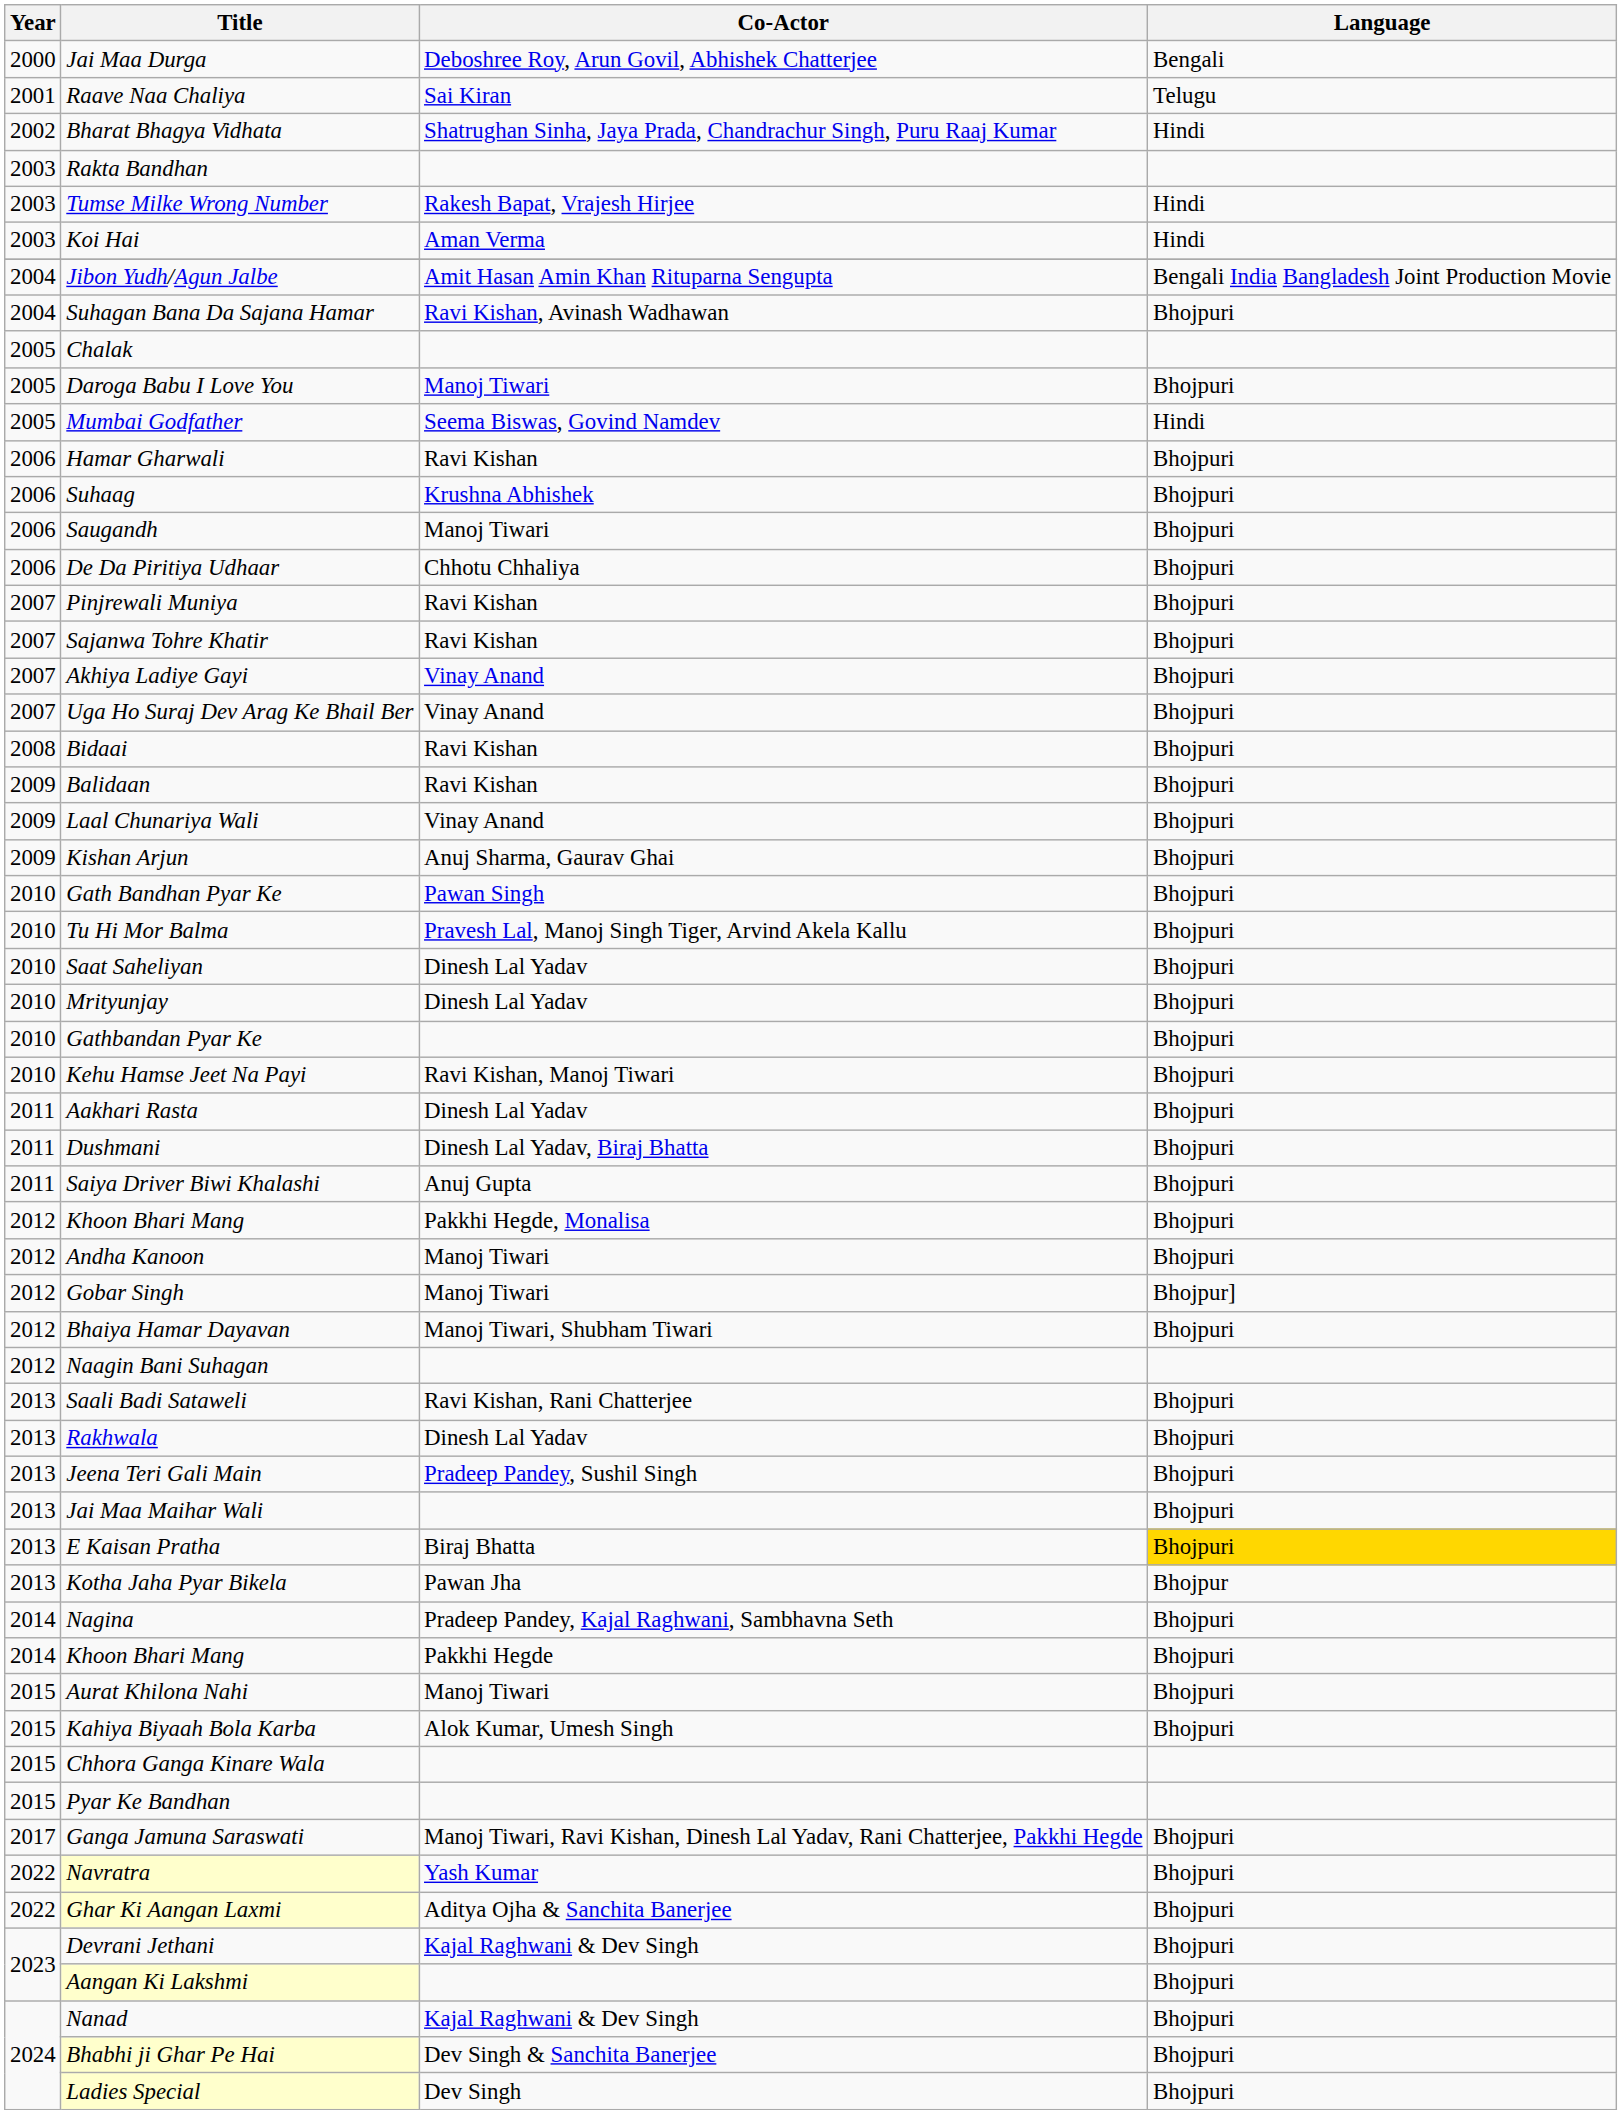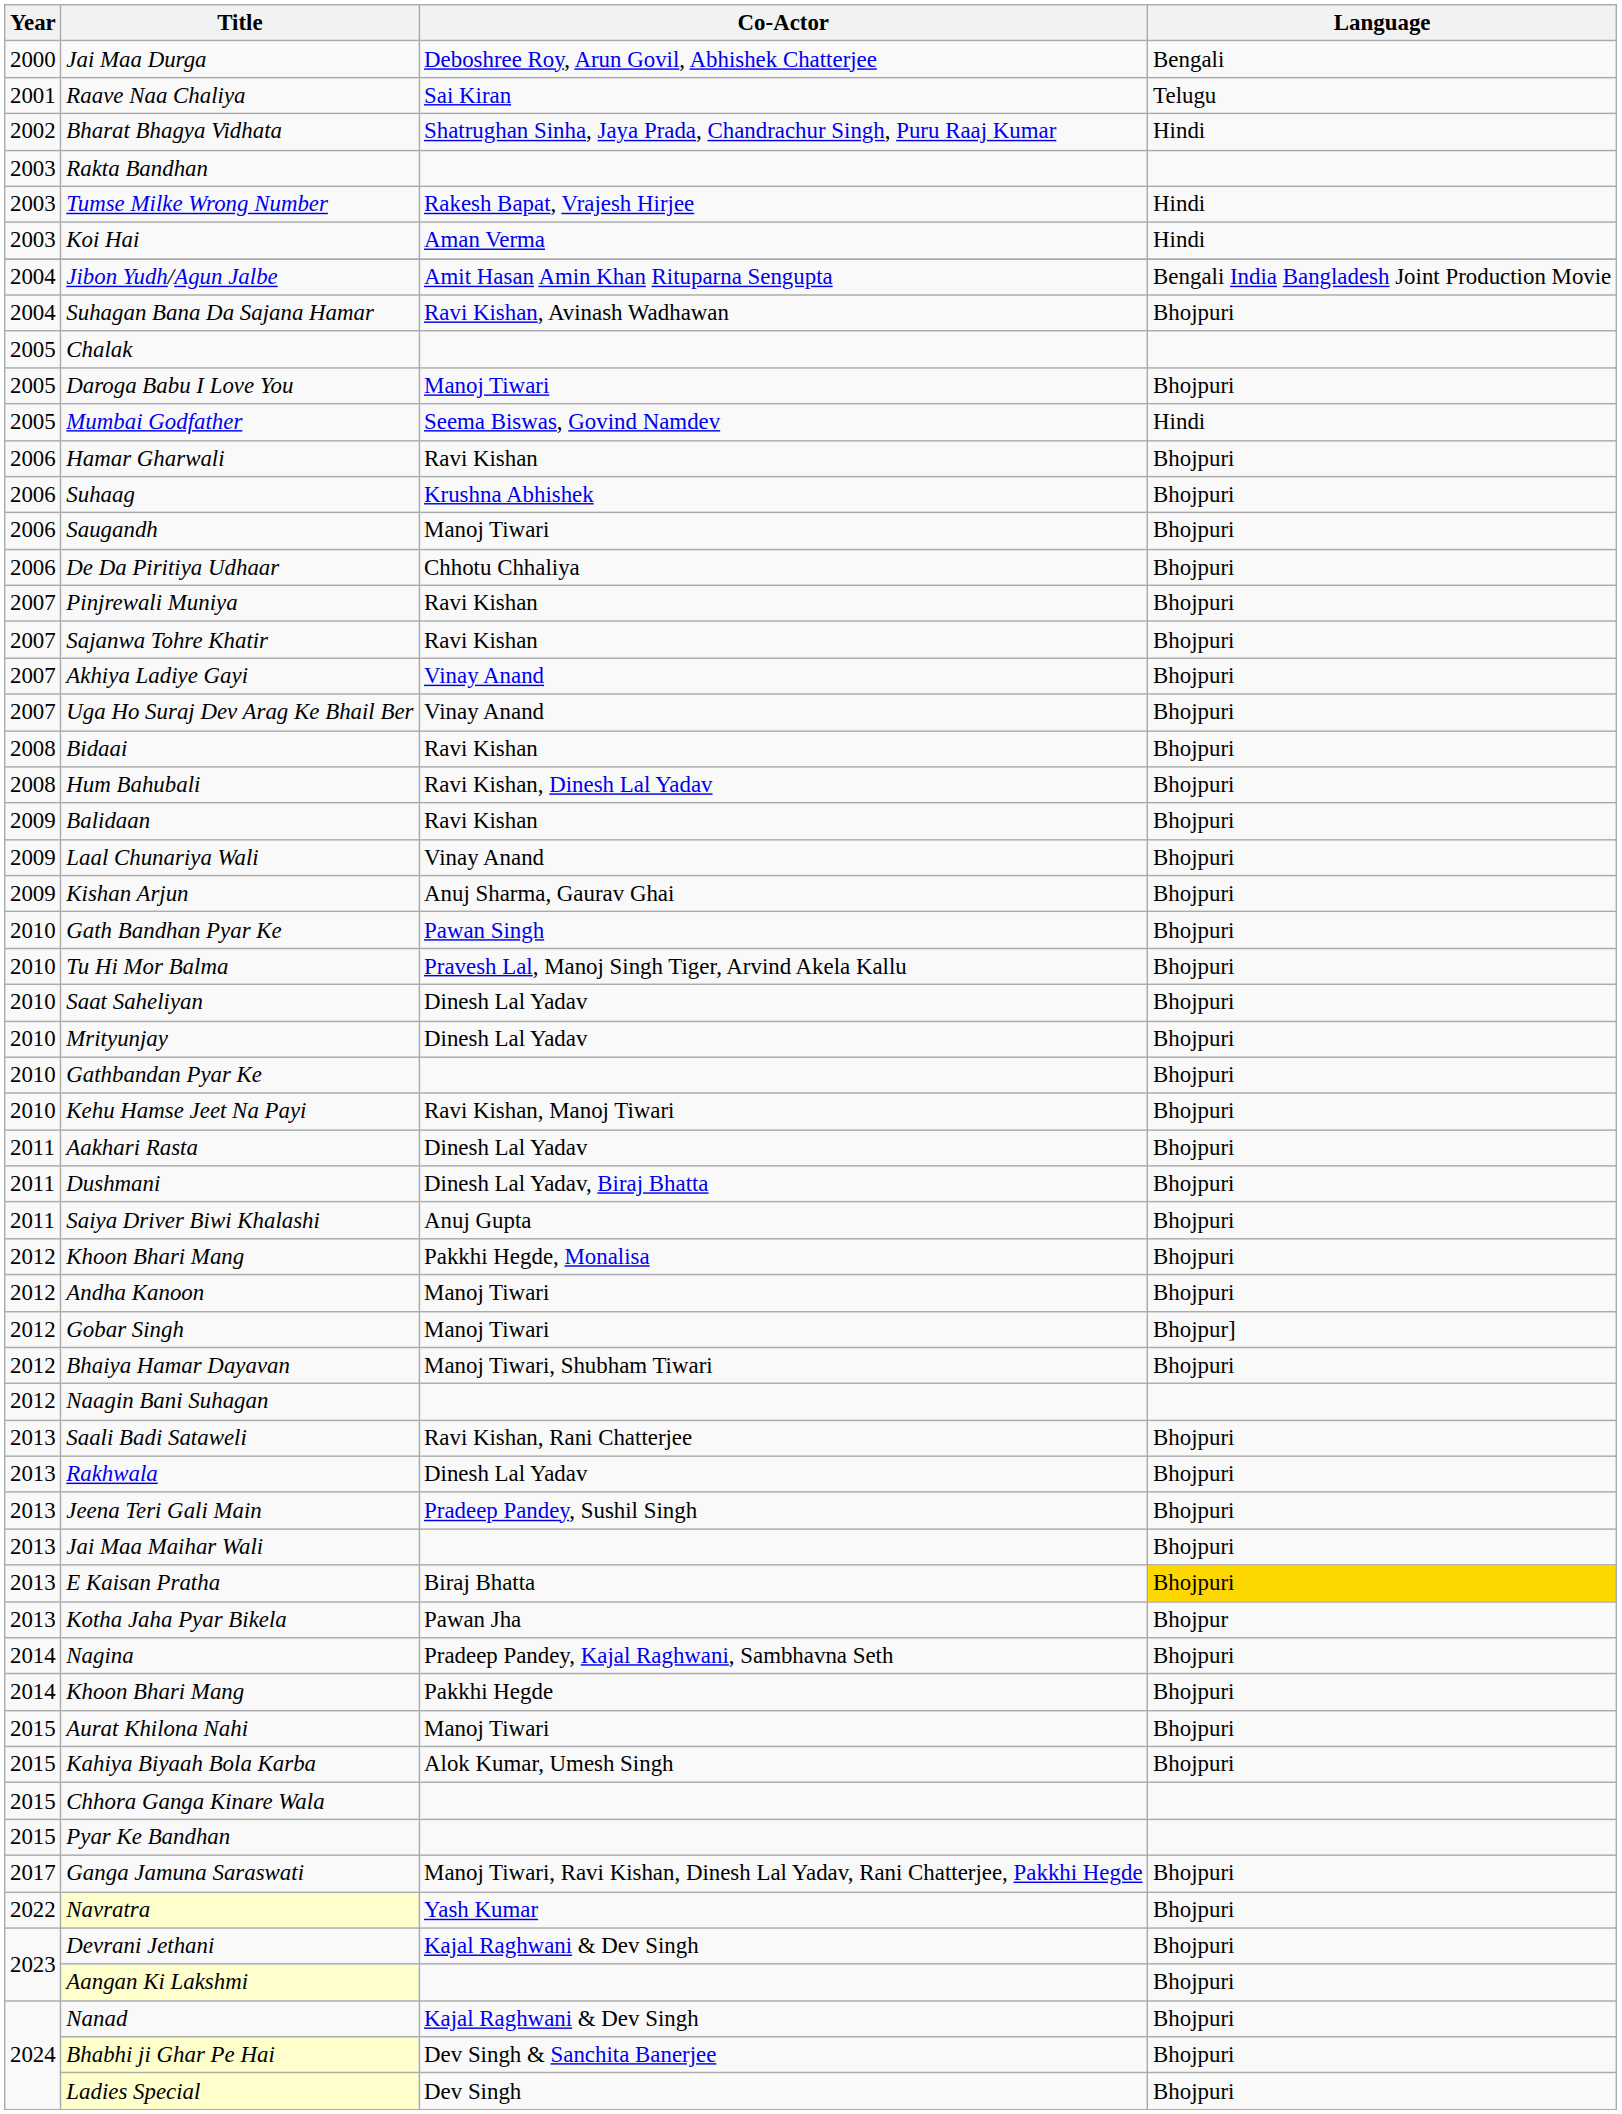+ row: (133, 784)
- row: (174, 1909)
